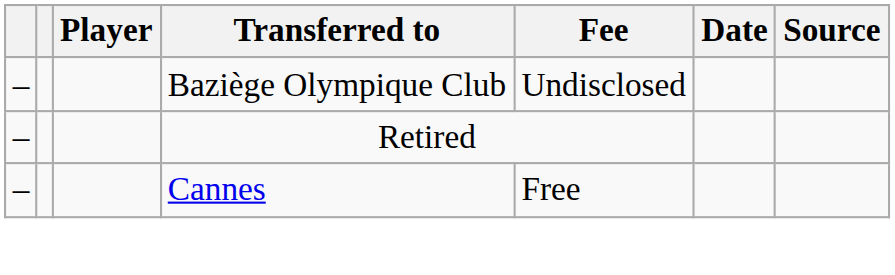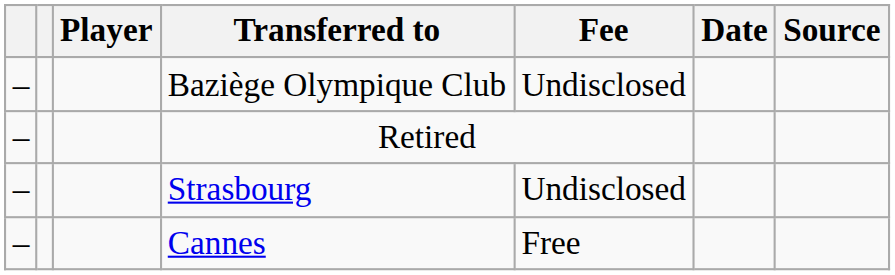+ row: (240, 189)
